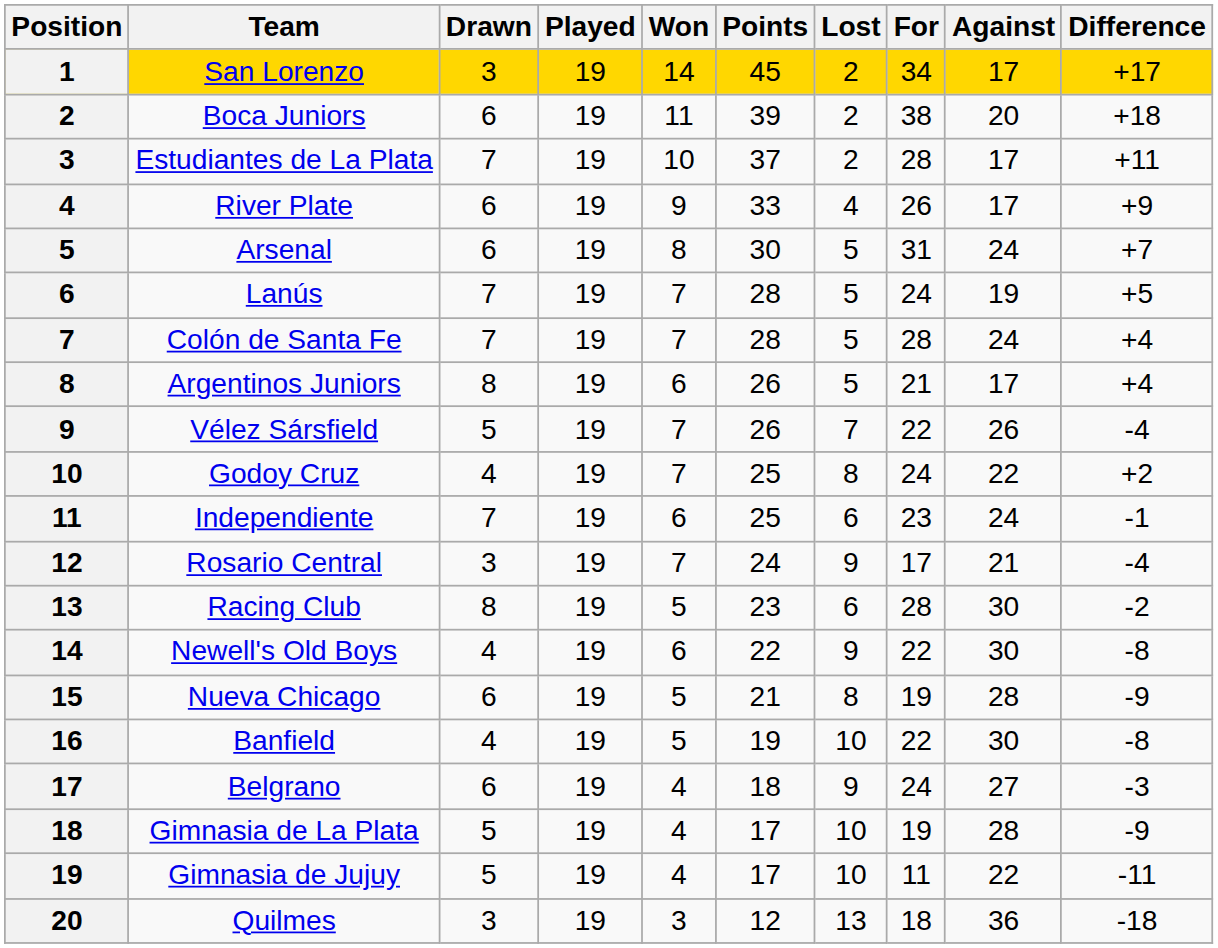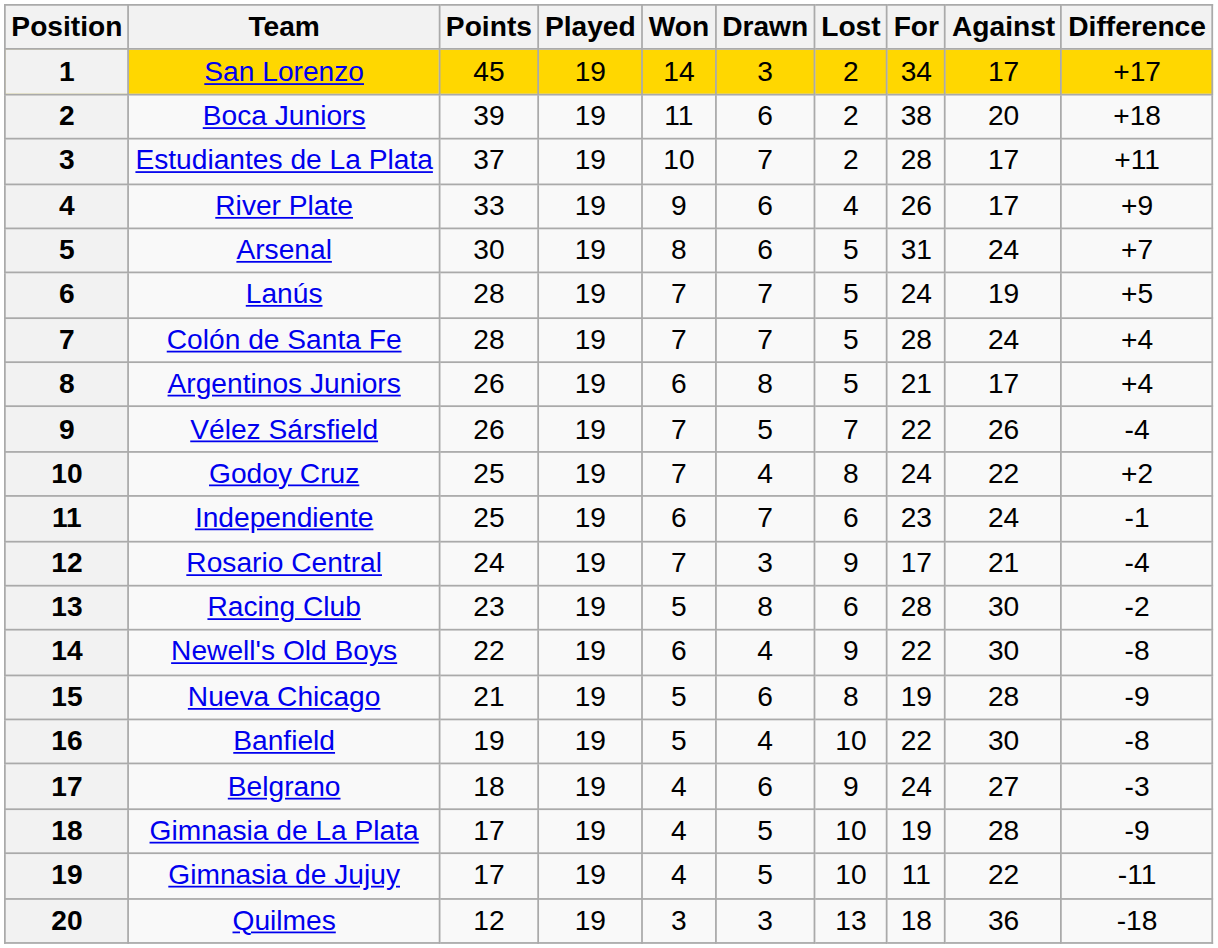columns swapped: (765, 26) <-> (489, 26)
